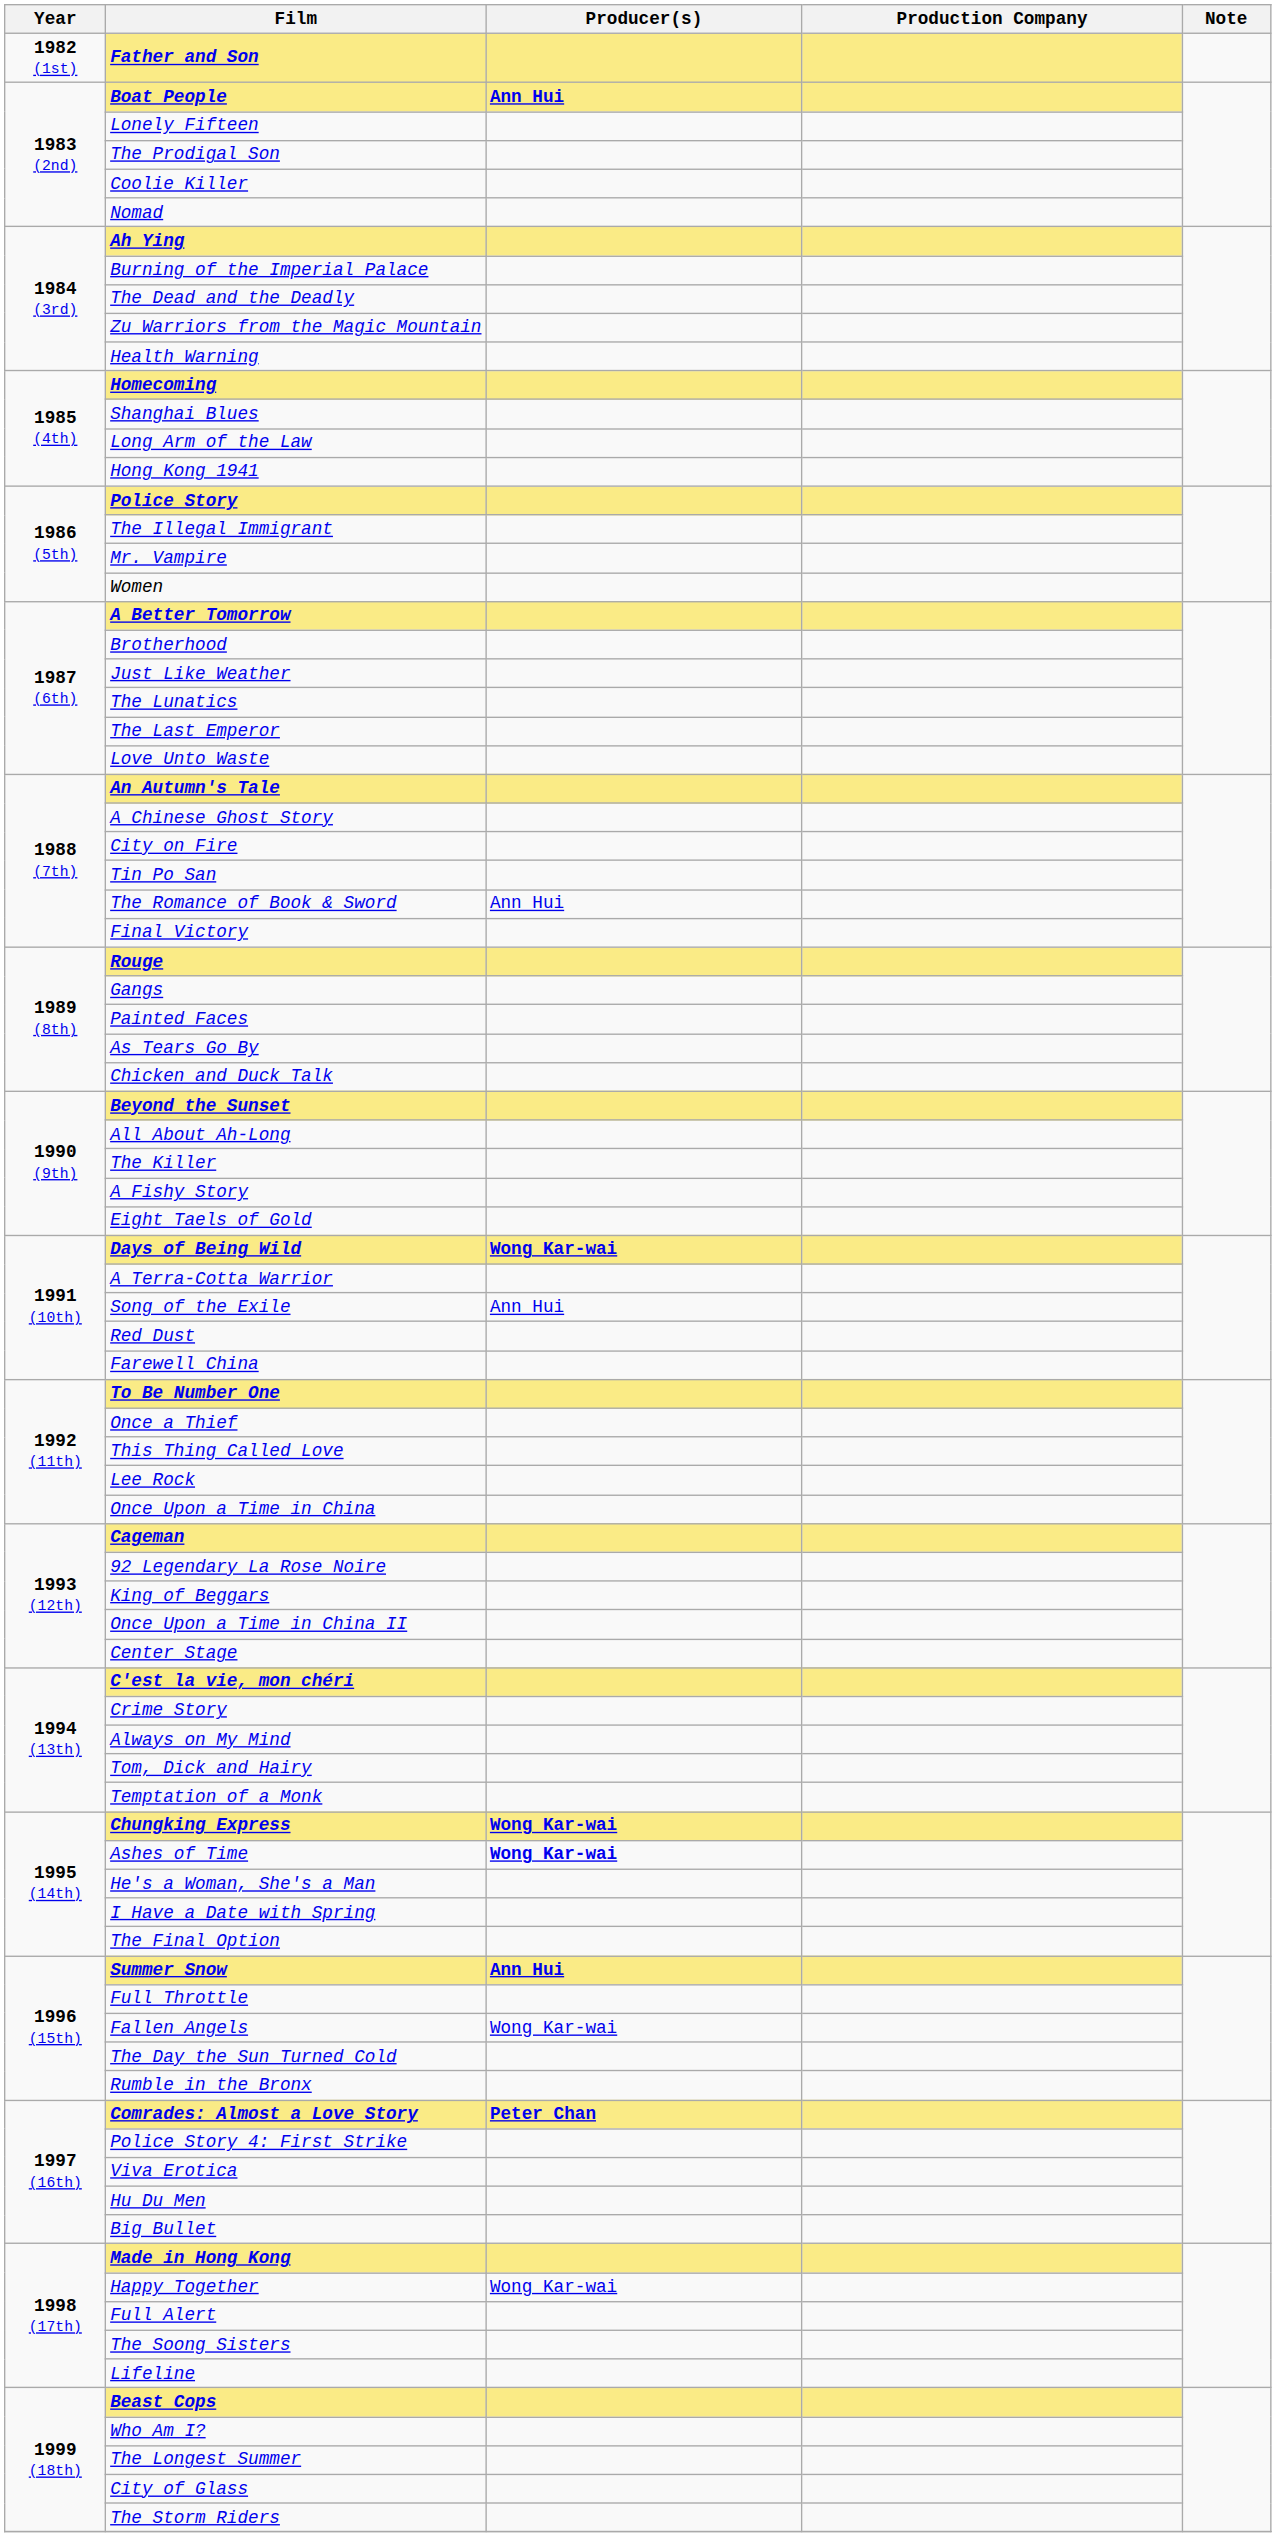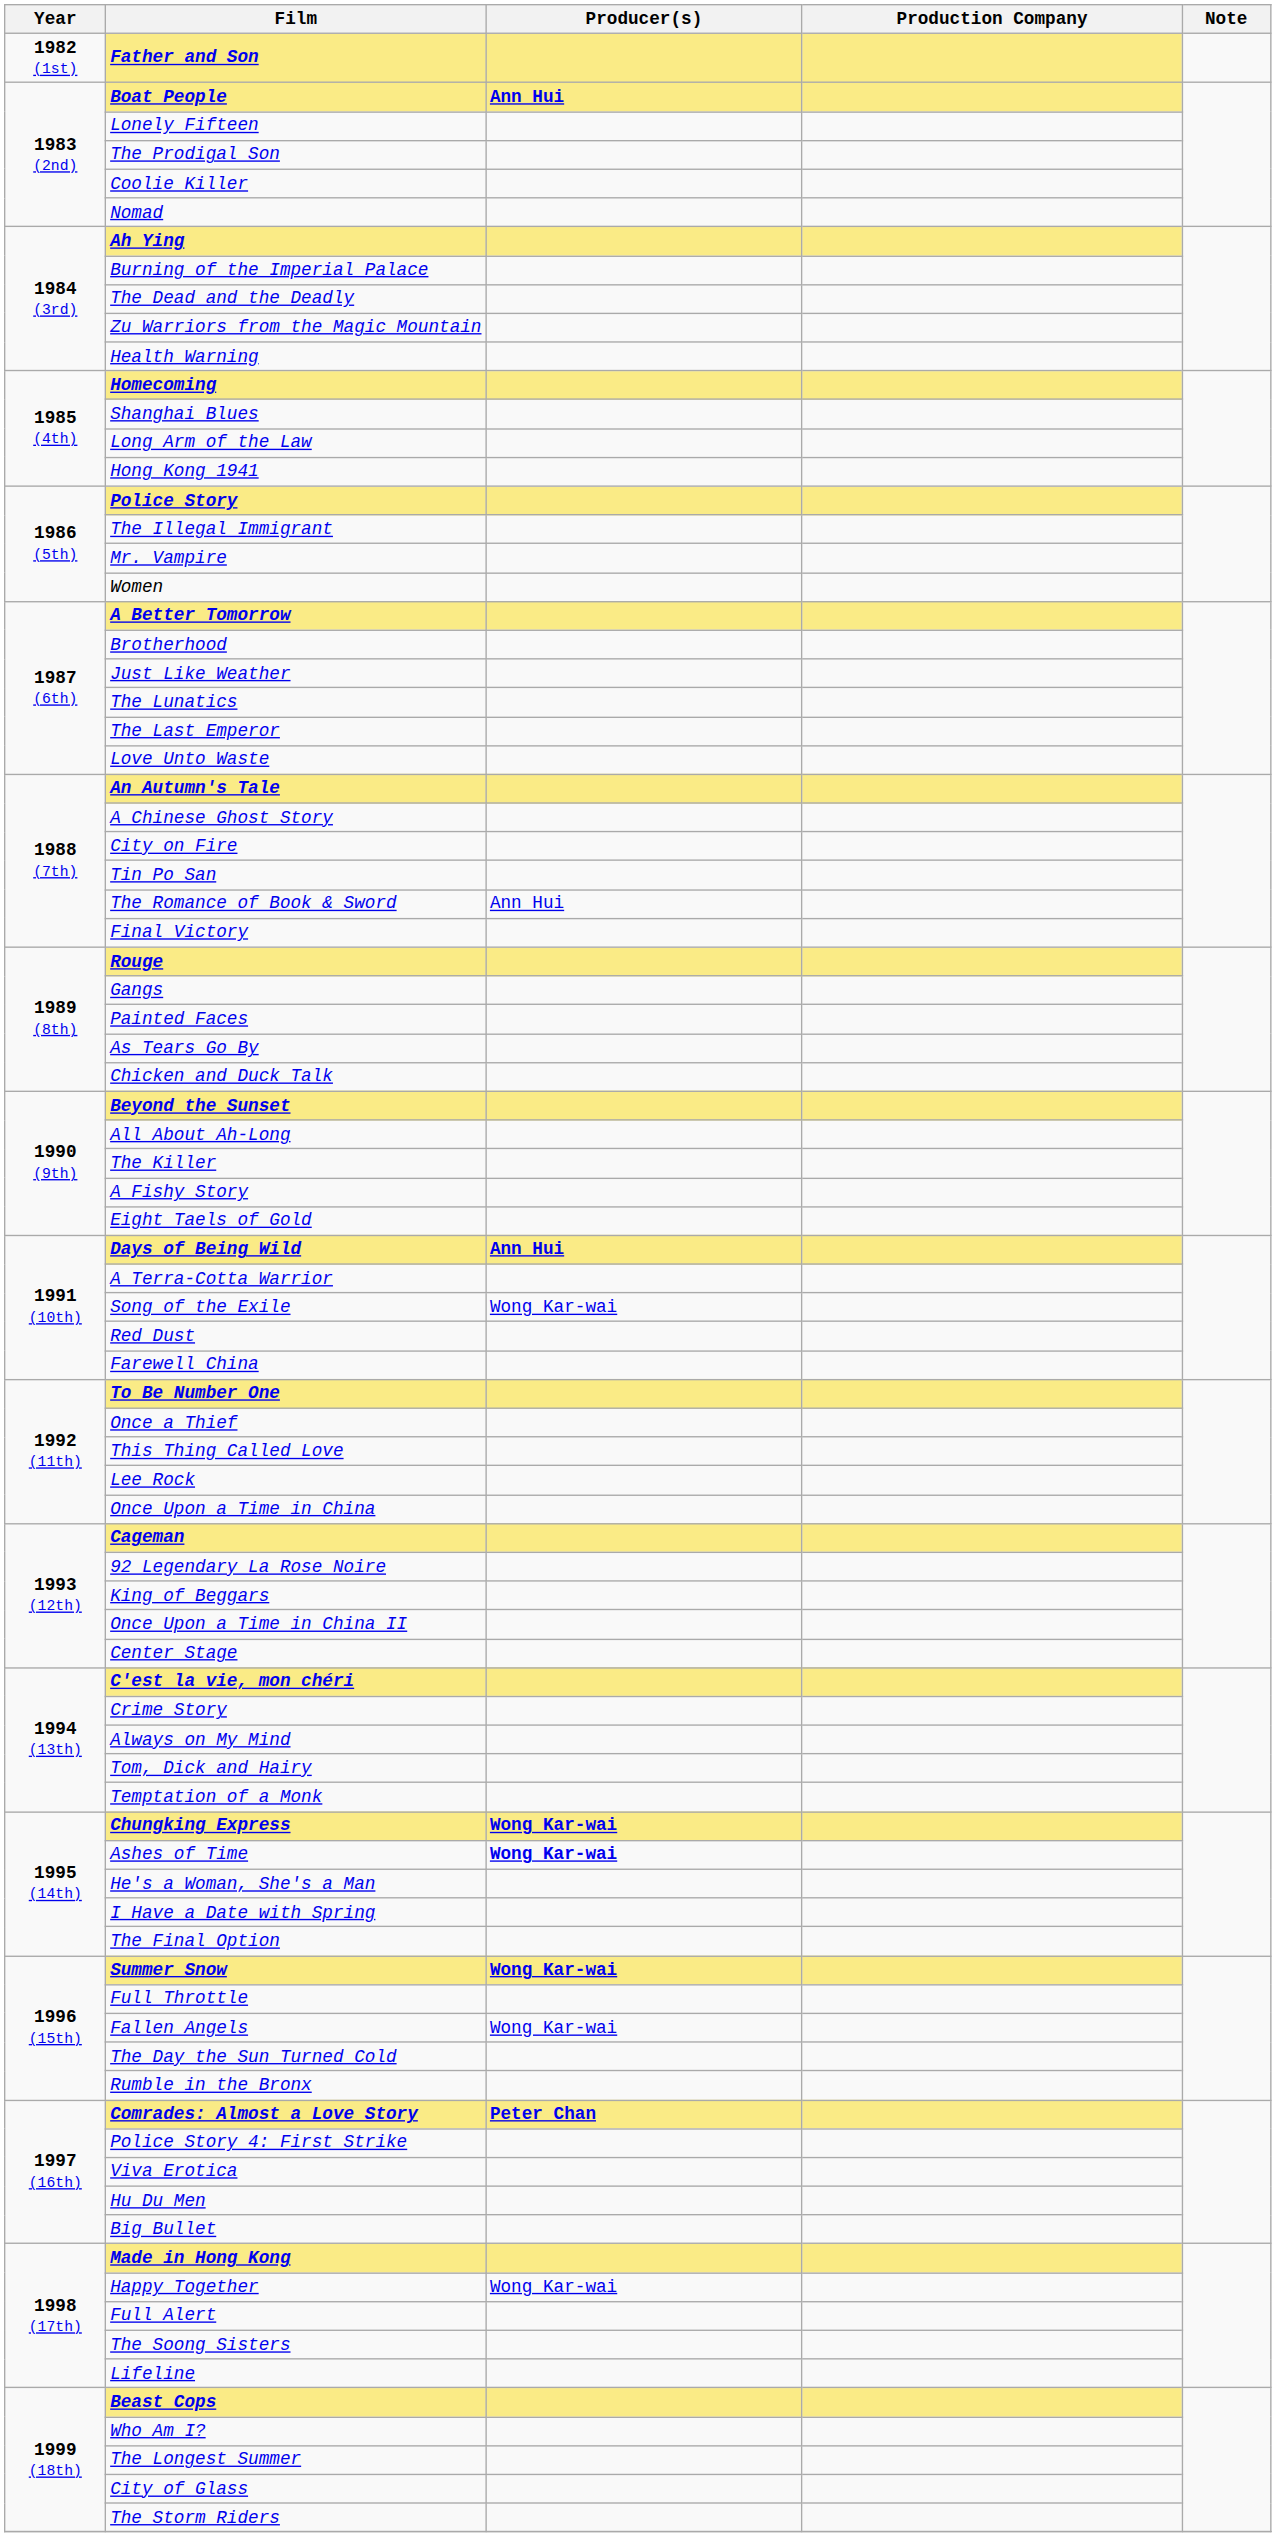(554, 1250) Wong Kar-wai -> (527, 1250) Ann Hui
(527, 1307) Ann Hui -> (554, 1307) Wong Kar-wai
(527, 1970) Ann Hui -> (554, 1970) Wong Kar-wai
